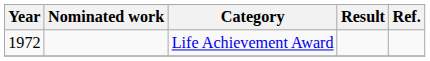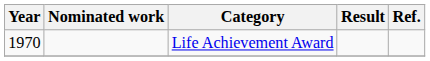(24, 42) 1972 -> (24, 42) 1970
